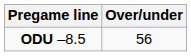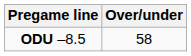(144, 39) 56 -> (144, 39) 58
